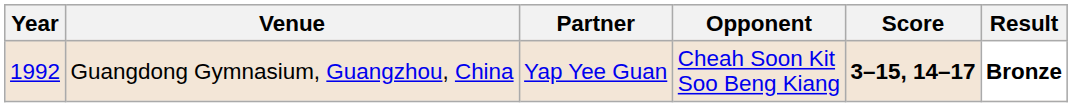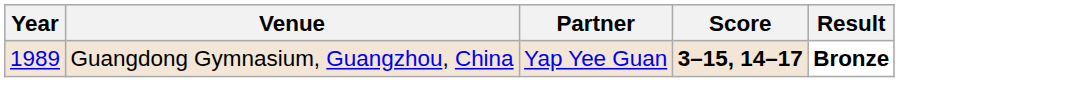- column: (759, 23)
(35, 71) 1992 -> (35, 58) 1989
